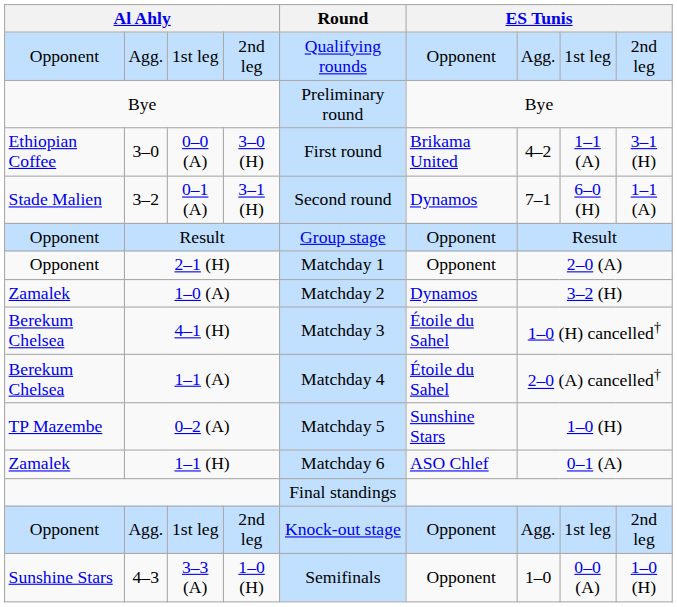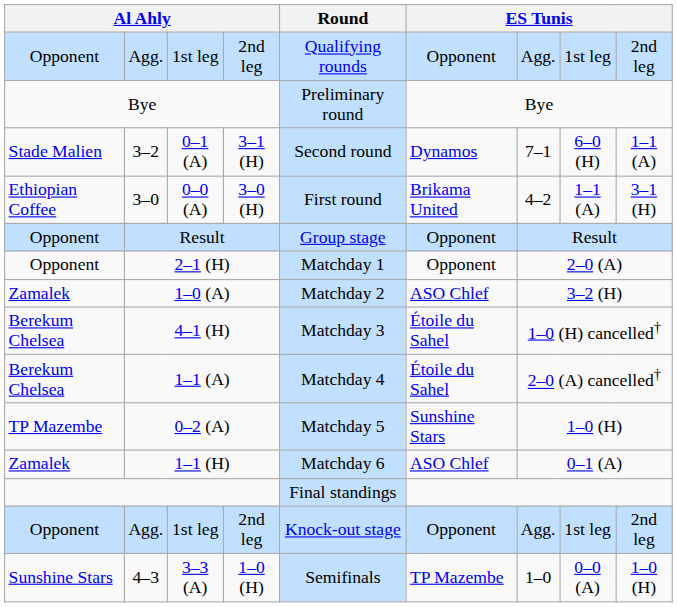rows swapped: (146, 151) <-> (146, 199)
(444, 293) Dynamos -> (449, 293) ASO Chlef
(461, 577) Opponent -> (457, 577) TP Mazembe
